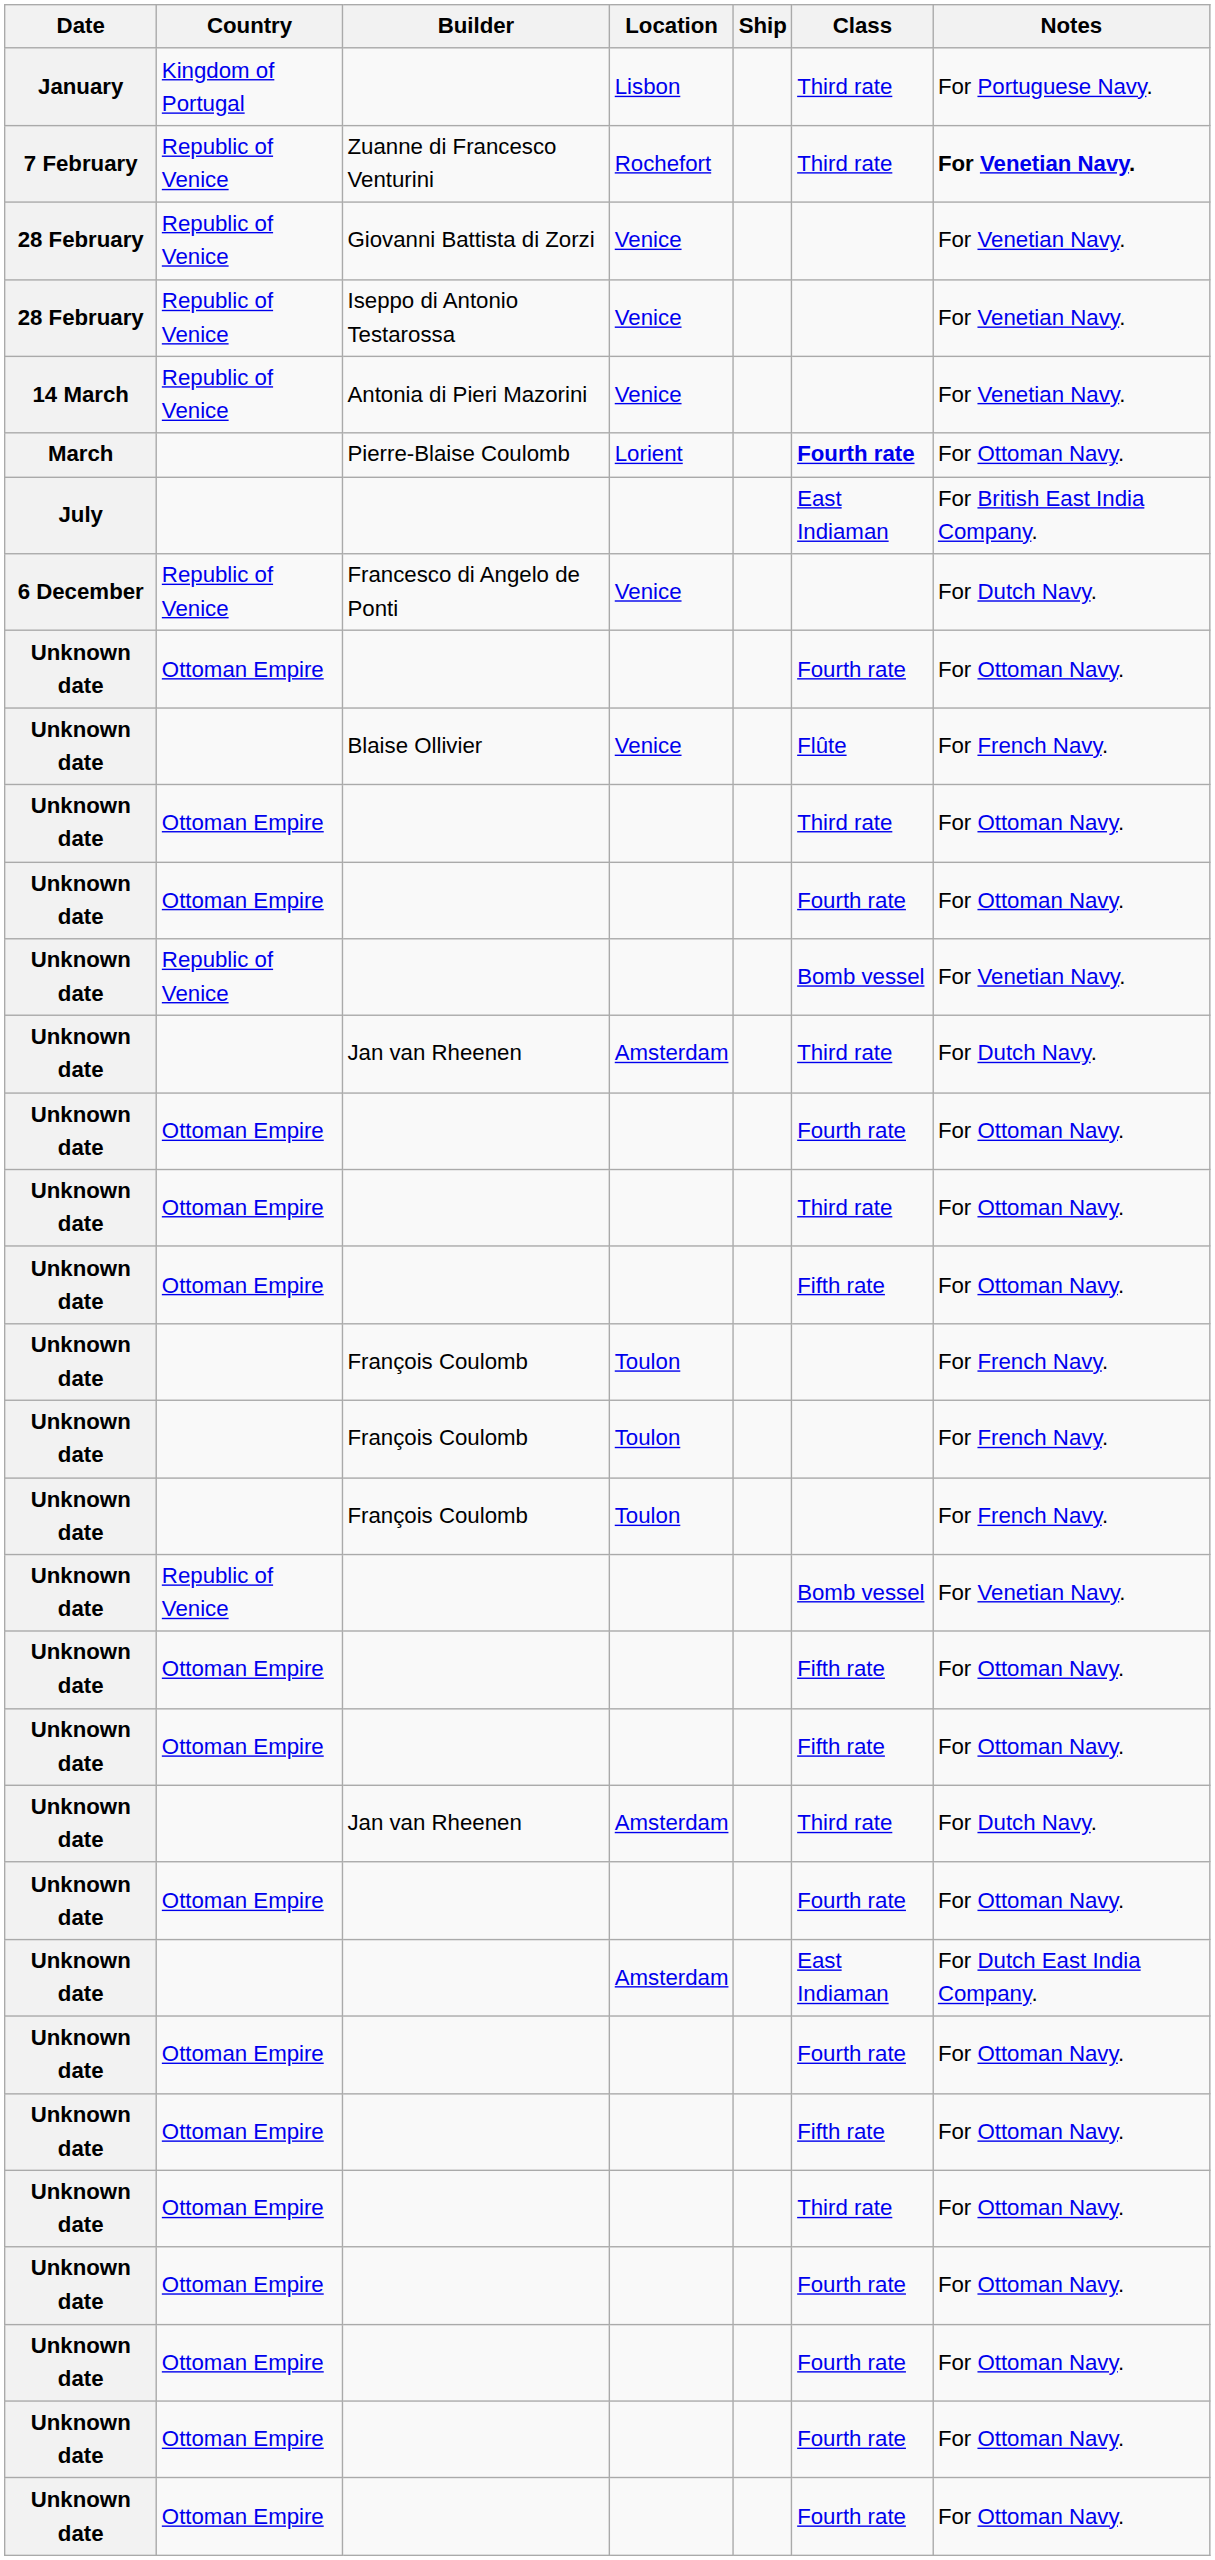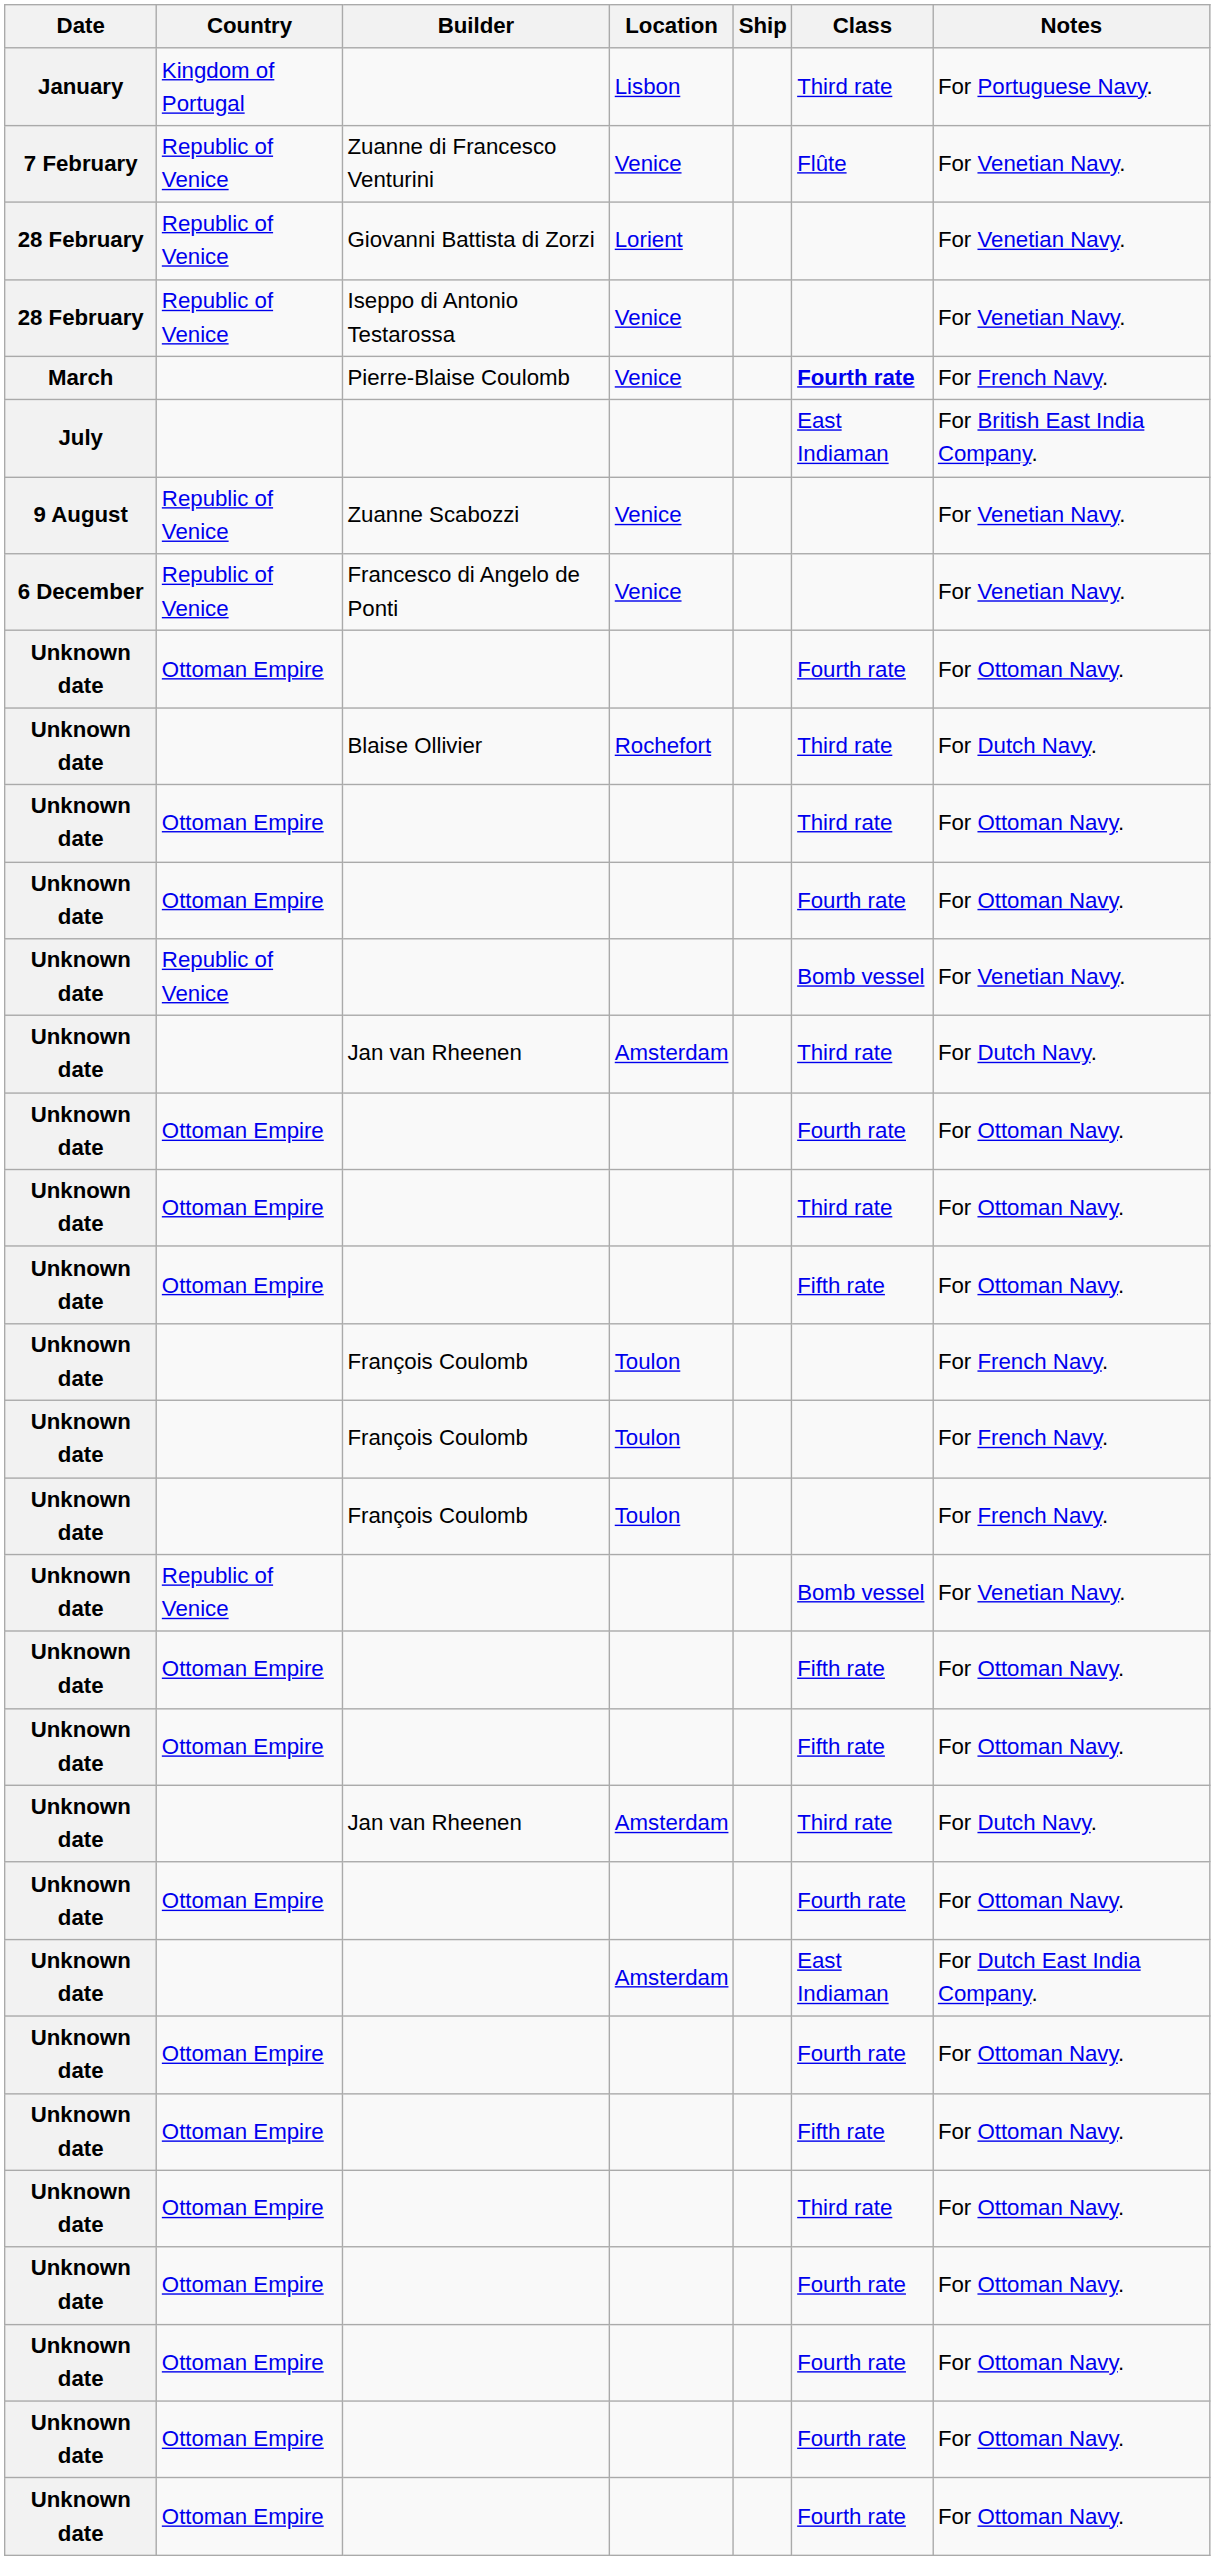(663, 163) Rochefort -> (648, 163) Venice
(845, 163) Third rate -> (822, 163) Flûte
(1037, 163) bold -> (1032, 163) normal
(648, 240) Venice -> (649, 240) Lorient
- row: (217, 394)
(649, 454) Lorient -> (648, 377) Venice
(1031, 454) For Ottoman Navy. -> (1023, 377) For French Navy.
+ row: (217, 515)
(1017, 592) For Dutch Navy. -> (1032, 592) For Venetian Navy.
(648, 745) Venice -> (663, 745) Rochefort
(822, 745) Flûte -> (845, 745) Third rate
(1023, 745) For French Navy. -> (1017, 745) For Dutch Navy.
